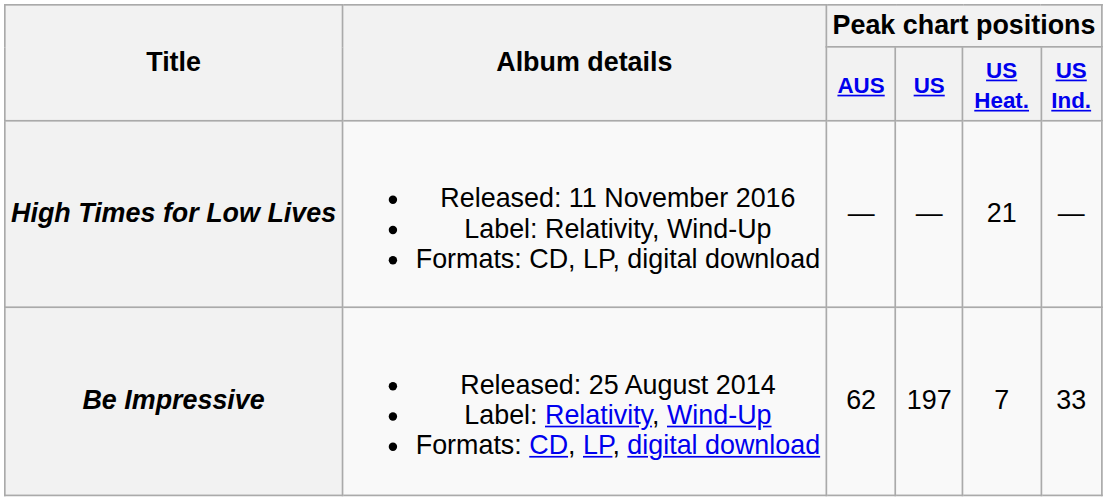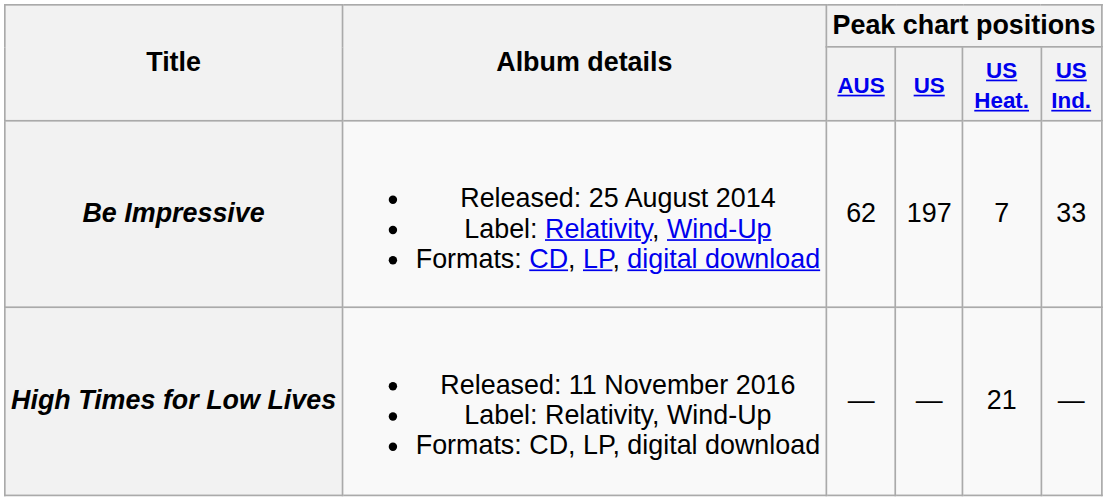rows swapped: (174, 400) <-> (174, 213)
